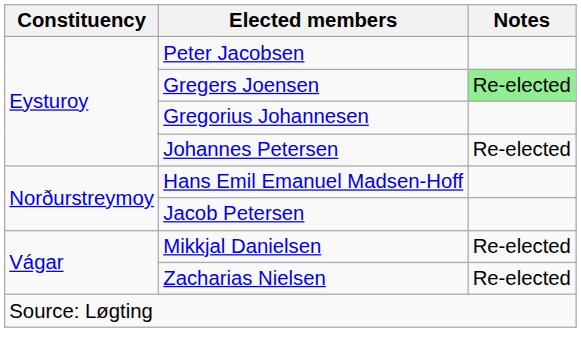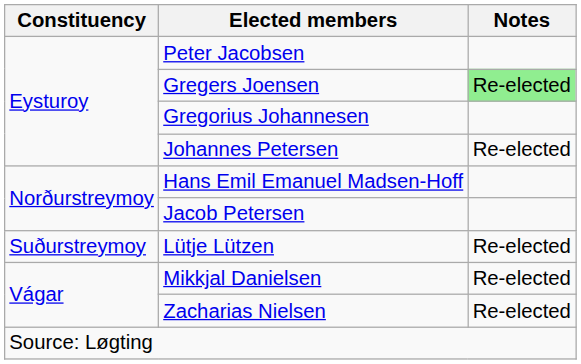+ row: (219, 246)
